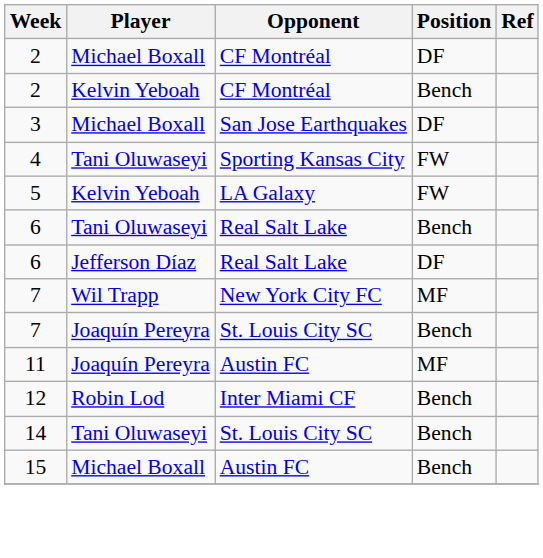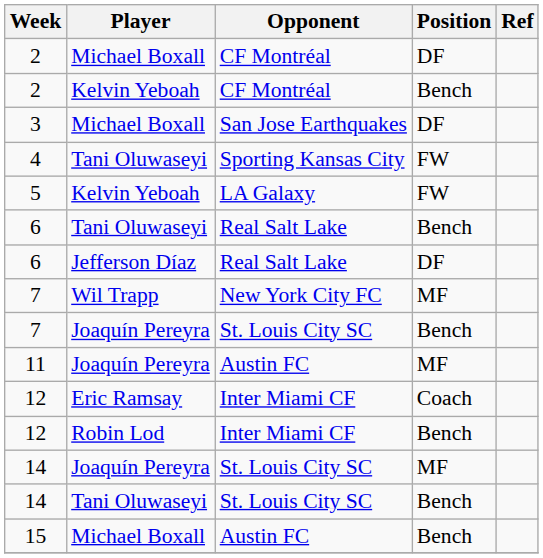+ row: (35, 398)
+ row: (35, 466)
